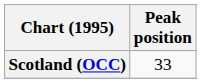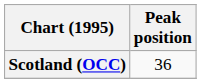(163, 64) 33 -> (163, 64) 36
